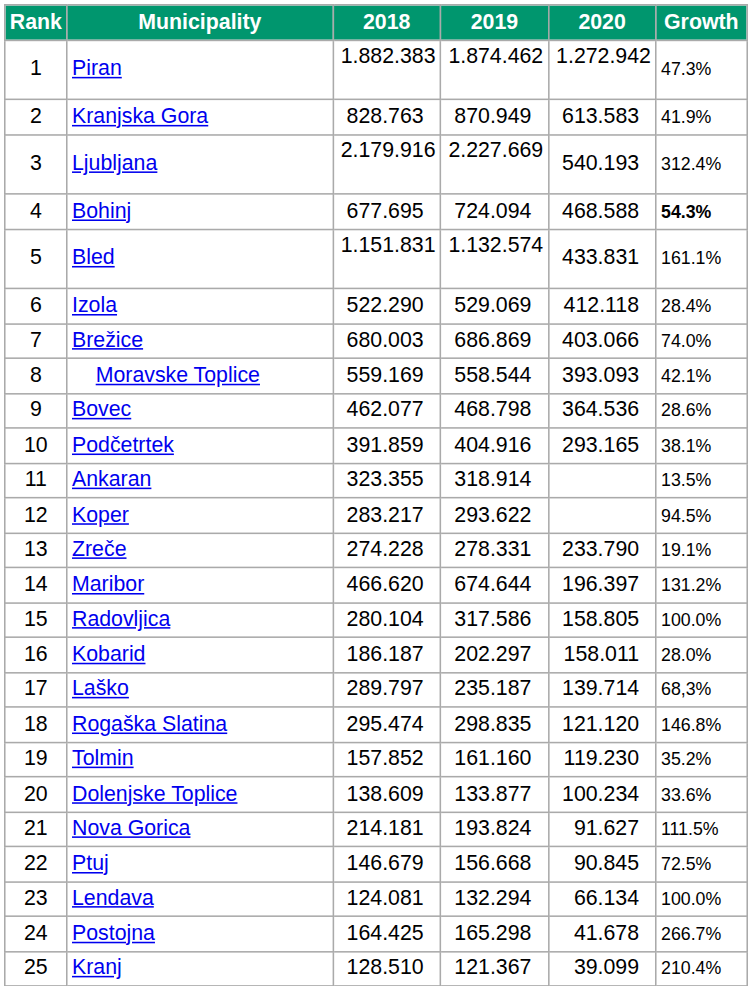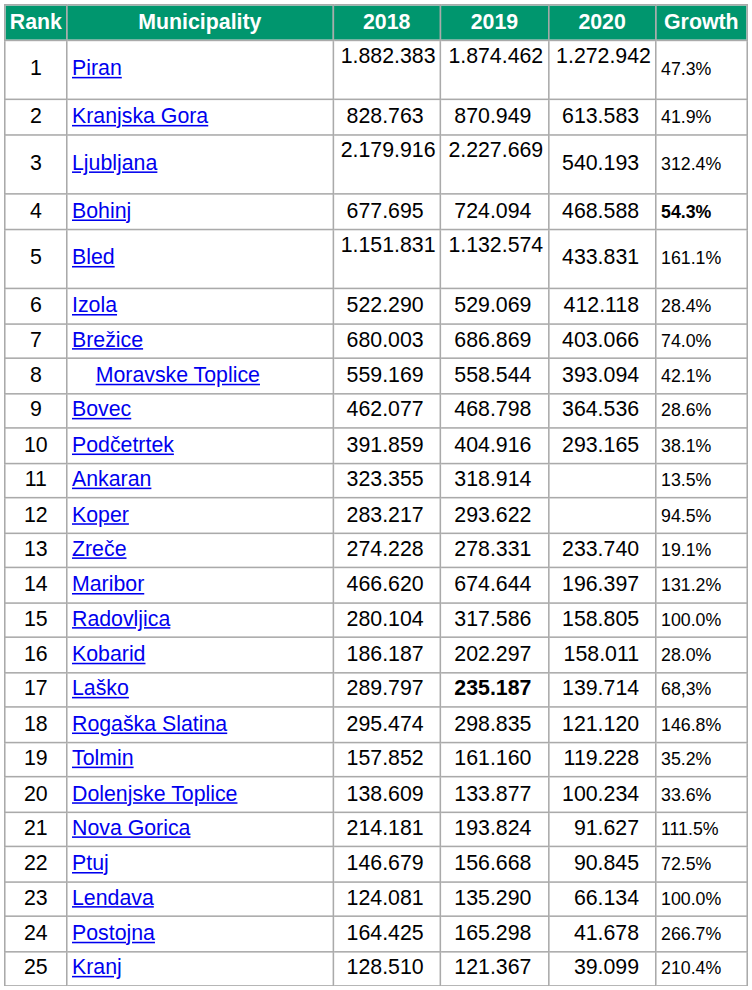(606, 375) 393.093 -> (606, 375) 393.094
(606, 549) 233.790 -> (606, 549) 233.740
(499, 688) normal -> (499, 688) bold
(607, 758) 119.230 -> (607, 758) 119.228
(499, 898) 132.294 -> (499, 898) 135.290
